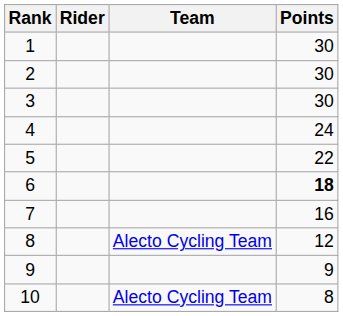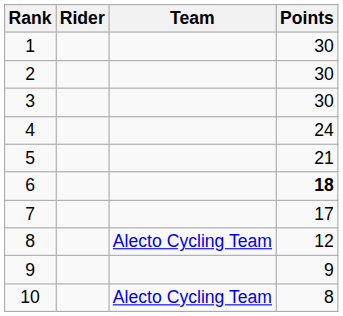(324, 158) 22 -> (324, 158) 21
(324, 213) 16 -> (324, 213) 17
